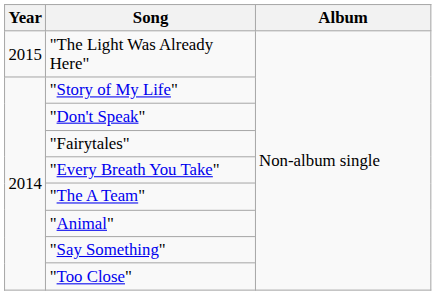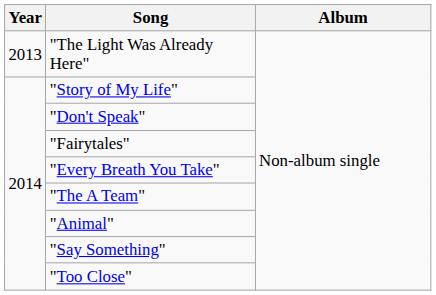(25, 53) 2015 -> (25, 53) 2013
